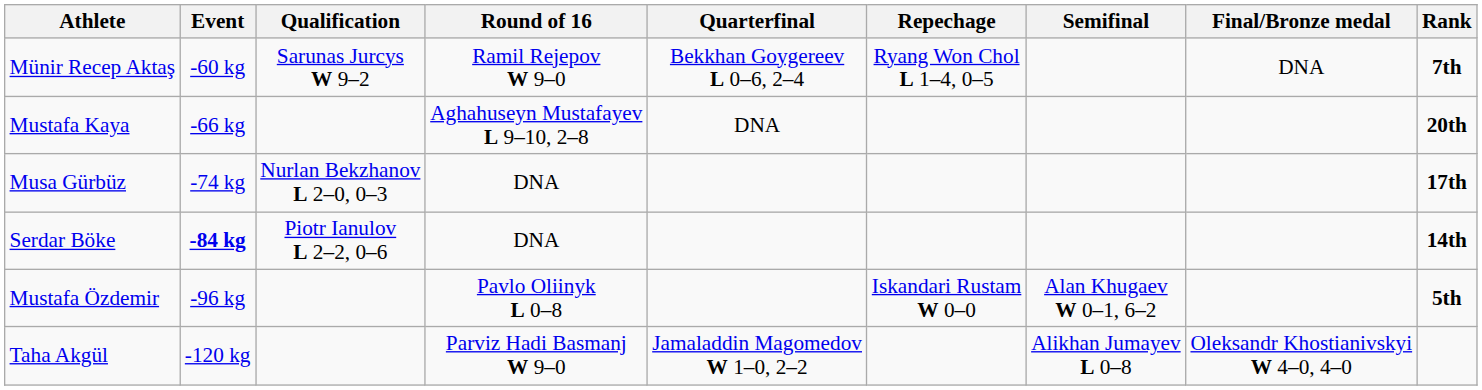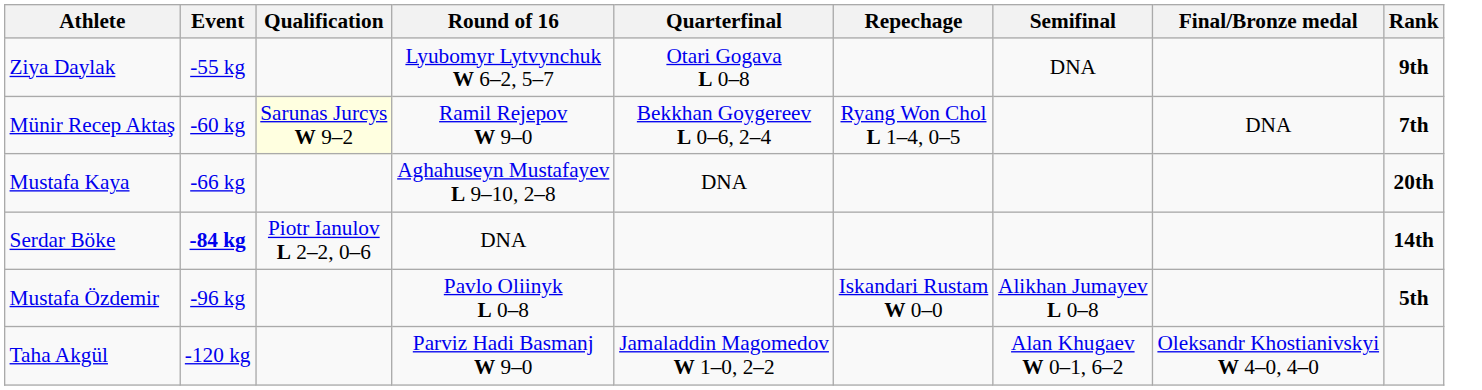+ row: (62, 67)
(340, 67) no background -> (324, 124) lightyellow background
- row: (68, 182)
(1106, 297) Alan Khugaev W 0–1, 6–2 -> (1073, 297) Alikhan Jumayev L 0–8
(1106, 355) Alikhan Jumayev L 0–8 -> (1073, 355) Alan Khugaev W 0–1, 6–2
